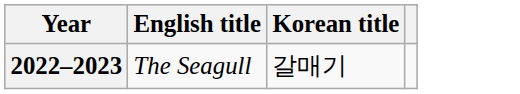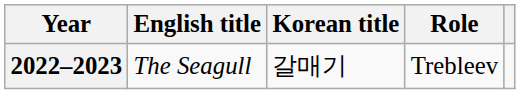+ column: (454, 24)
